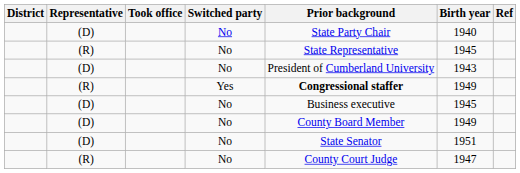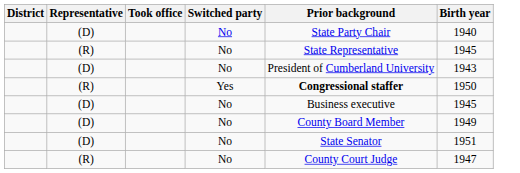- column: (504, 13)
(465, 86) 1949 -> (465, 86) 1950
